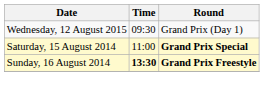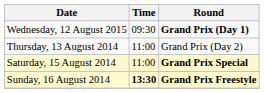(202, 29) normal -> (205, 29) bold
+ row: (62, 46)
